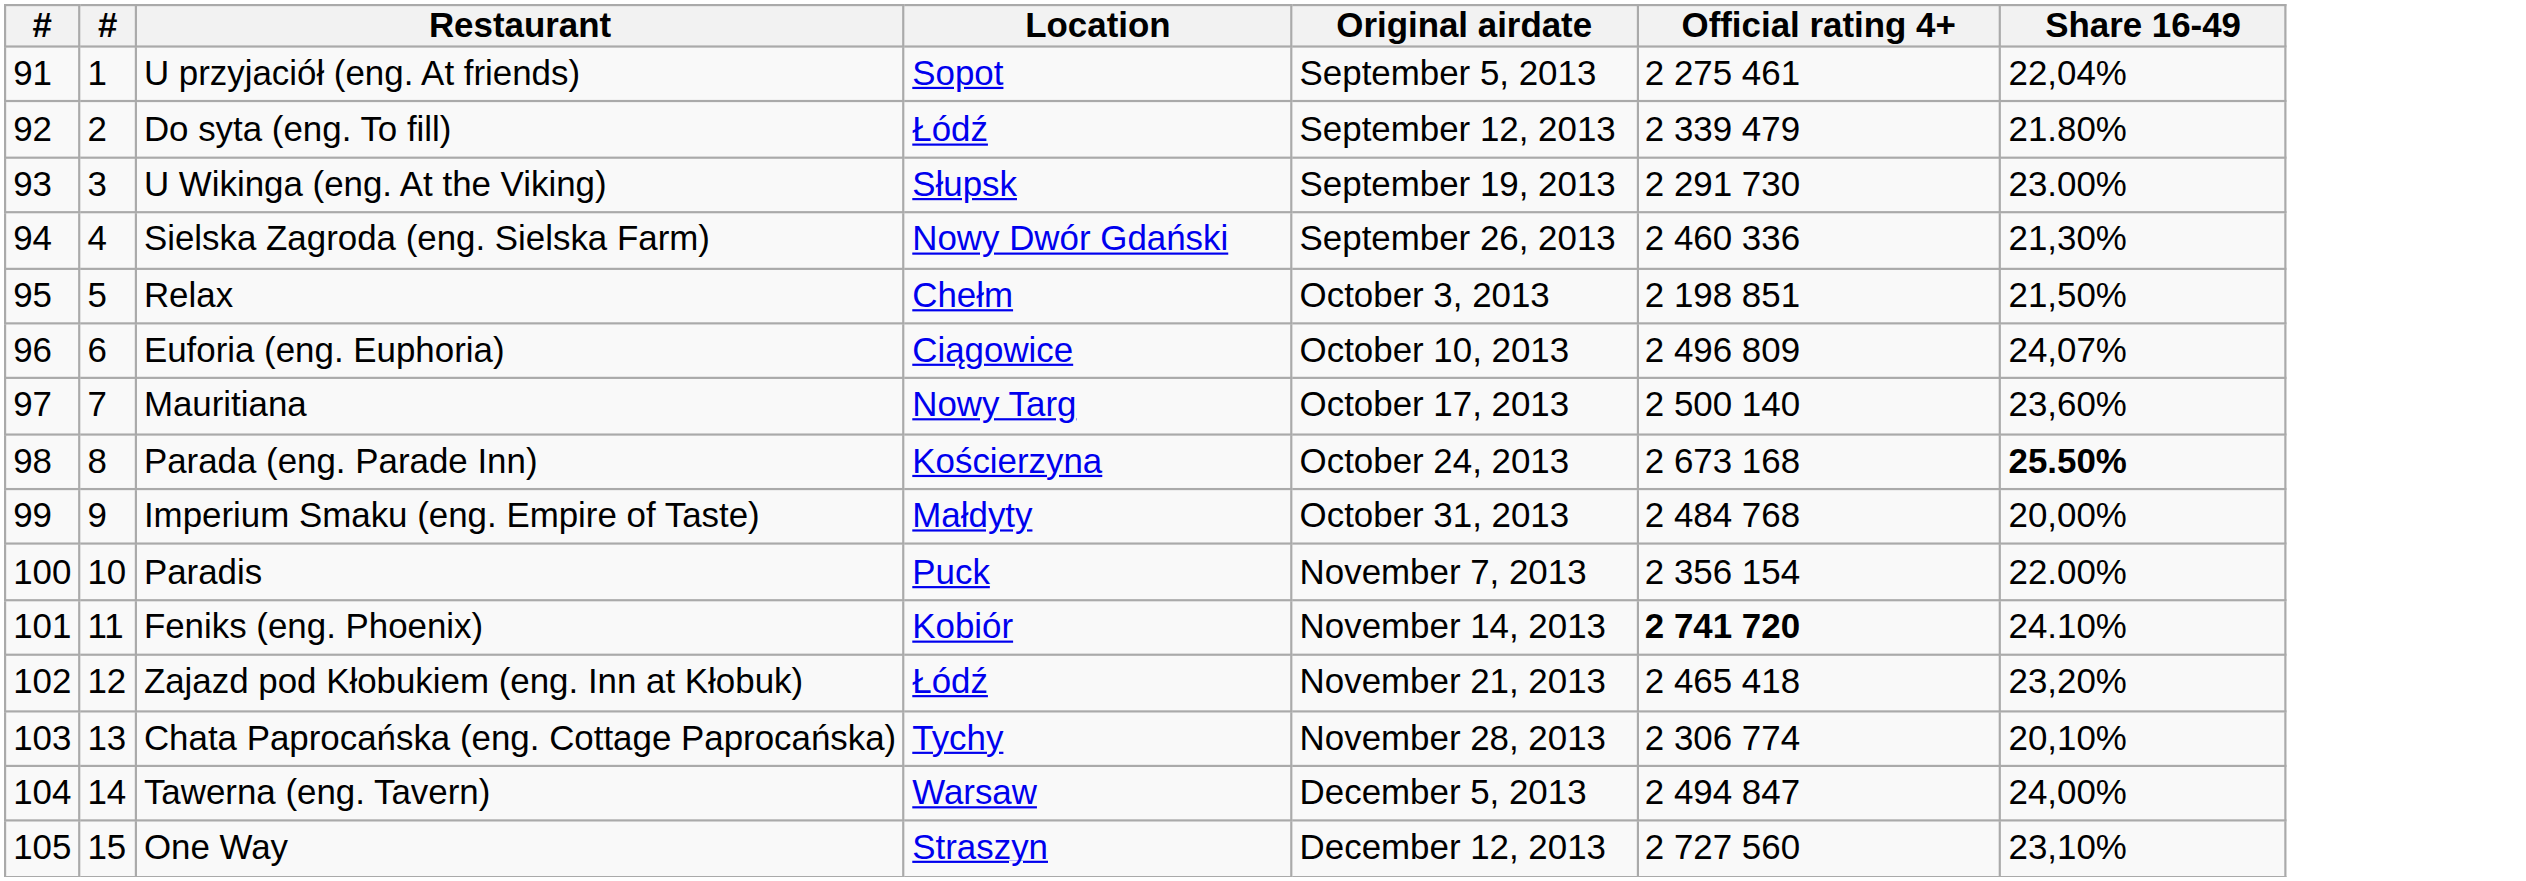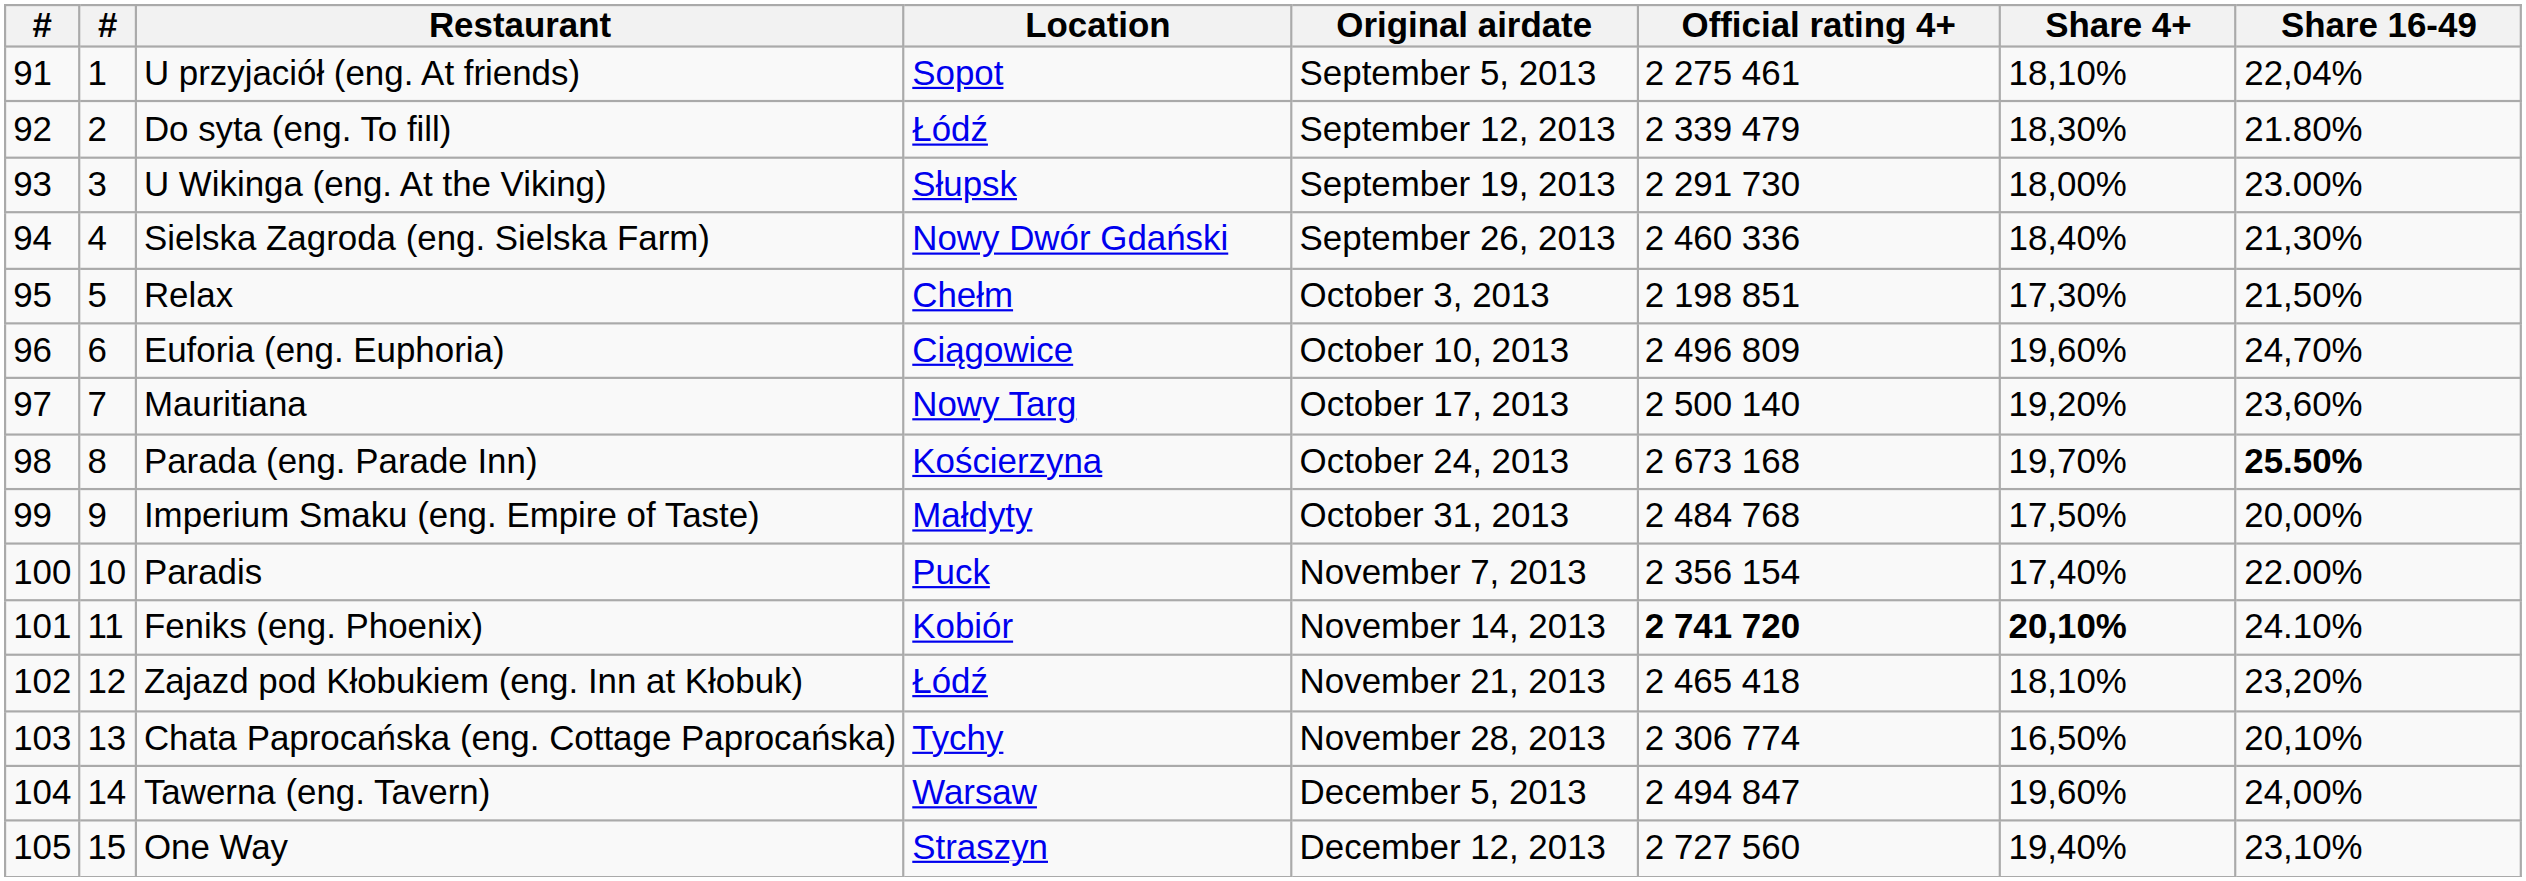+ column: (2118, 25)
(2068, 350) 24,07% -> (2303, 350) 24,70%
